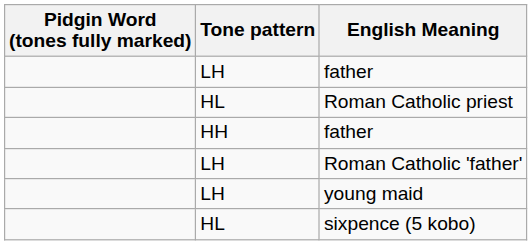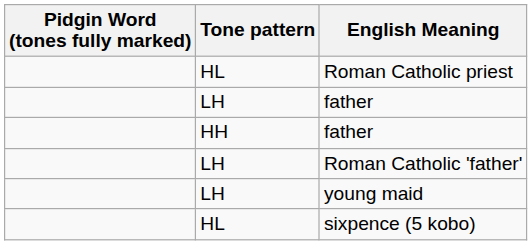rows swapped: (213, 71) <-> (213, 102)
